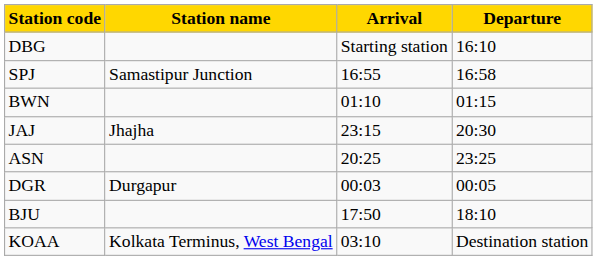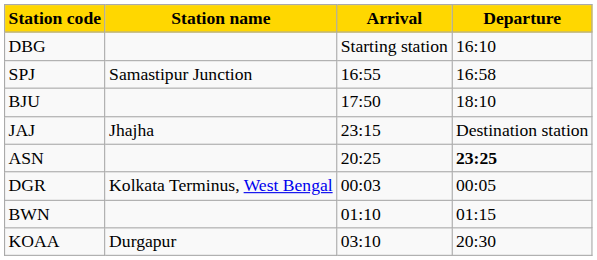rows swapped: (24, 213) <-> (29, 102)
(476, 130) 20:30 -> (522, 130) Destination station
(476, 158) normal -> (476, 158) bold
(143, 185) Durgapur -> (221, 185) Kolkata Terminus, West Bengal
(221, 241) Kolkata Terminus, West Bengal -> (143, 241) Durgapur
(522, 241) Destination station -> (476, 241) 20:30
